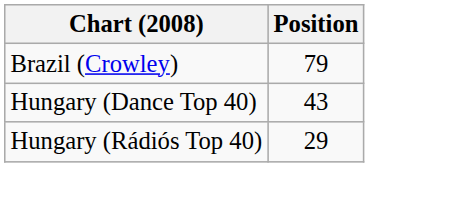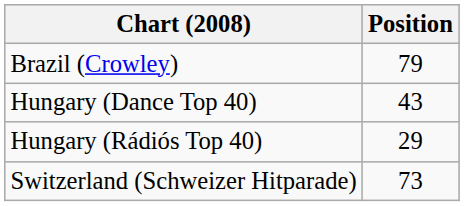+ row: (184, 180)
